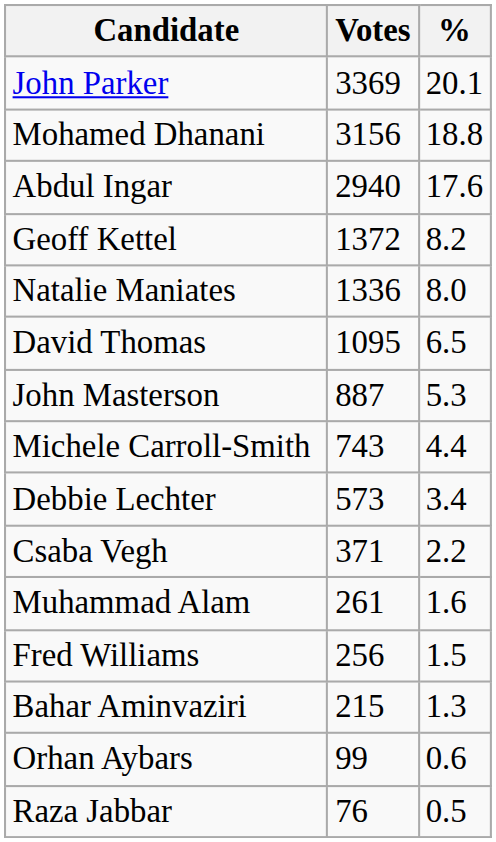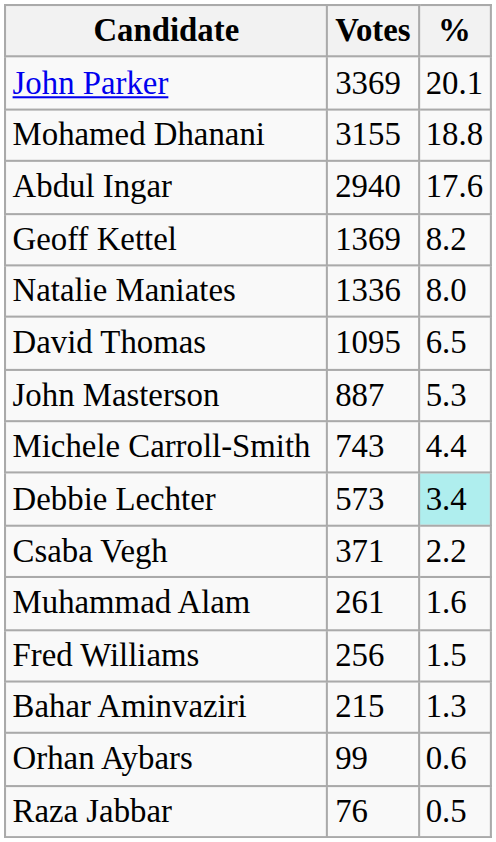(368, 134) 3156 -> (368, 134) 3155
(368, 238) 1372 -> (368, 238) 1369
(446, 498) no background -> (446, 498) paleturquoise background
